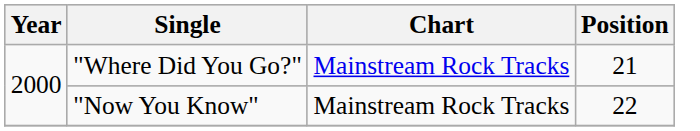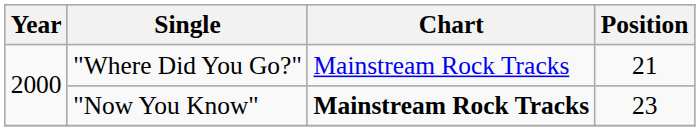(441, 105) normal -> (451, 105) bold
(625, 105) 22 -> (645, 105) 23
